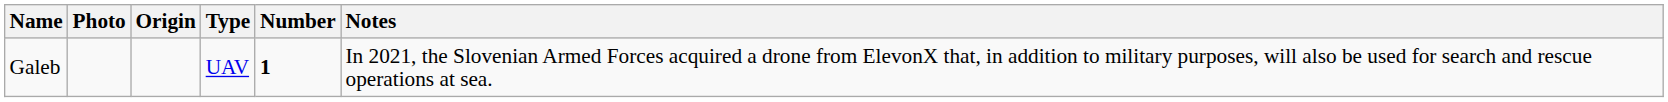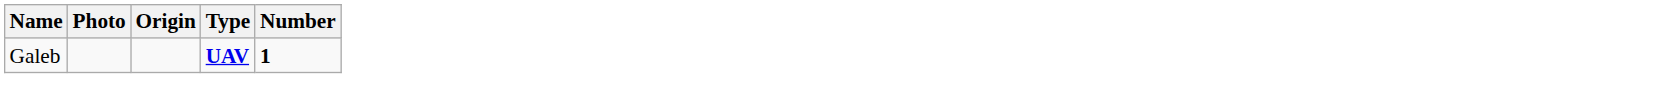- column: (371, 21)
(227, 67) normal -> (227, 55) bold
